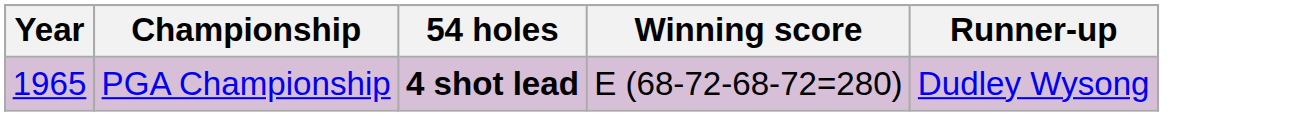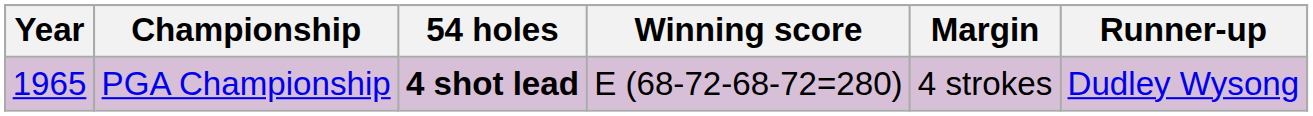+ column: (985, 30)
